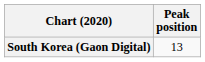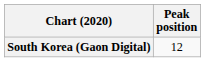(177, 47) 13 -> (177, 47) 12
